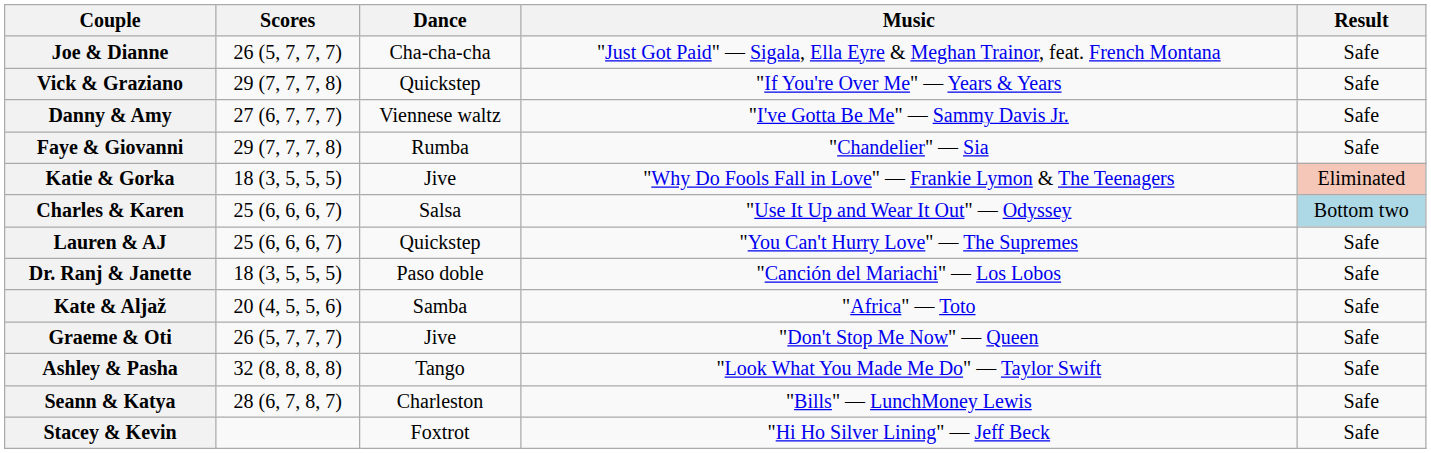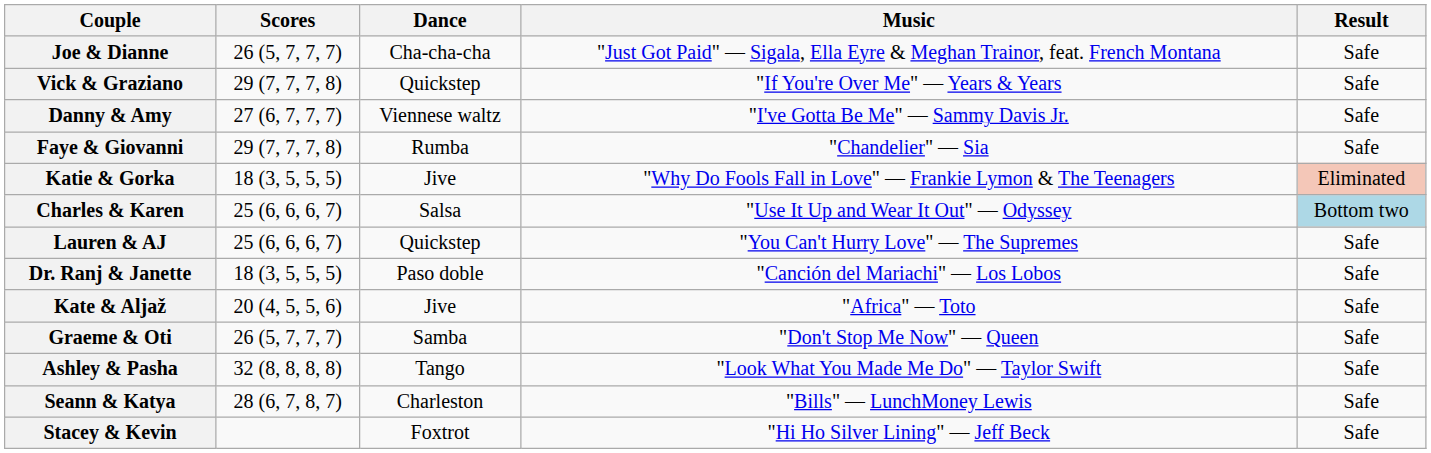(440, 305) Samba -> (440, 305) Jive
(440, 337) Jive -> (440, 337) Samba
